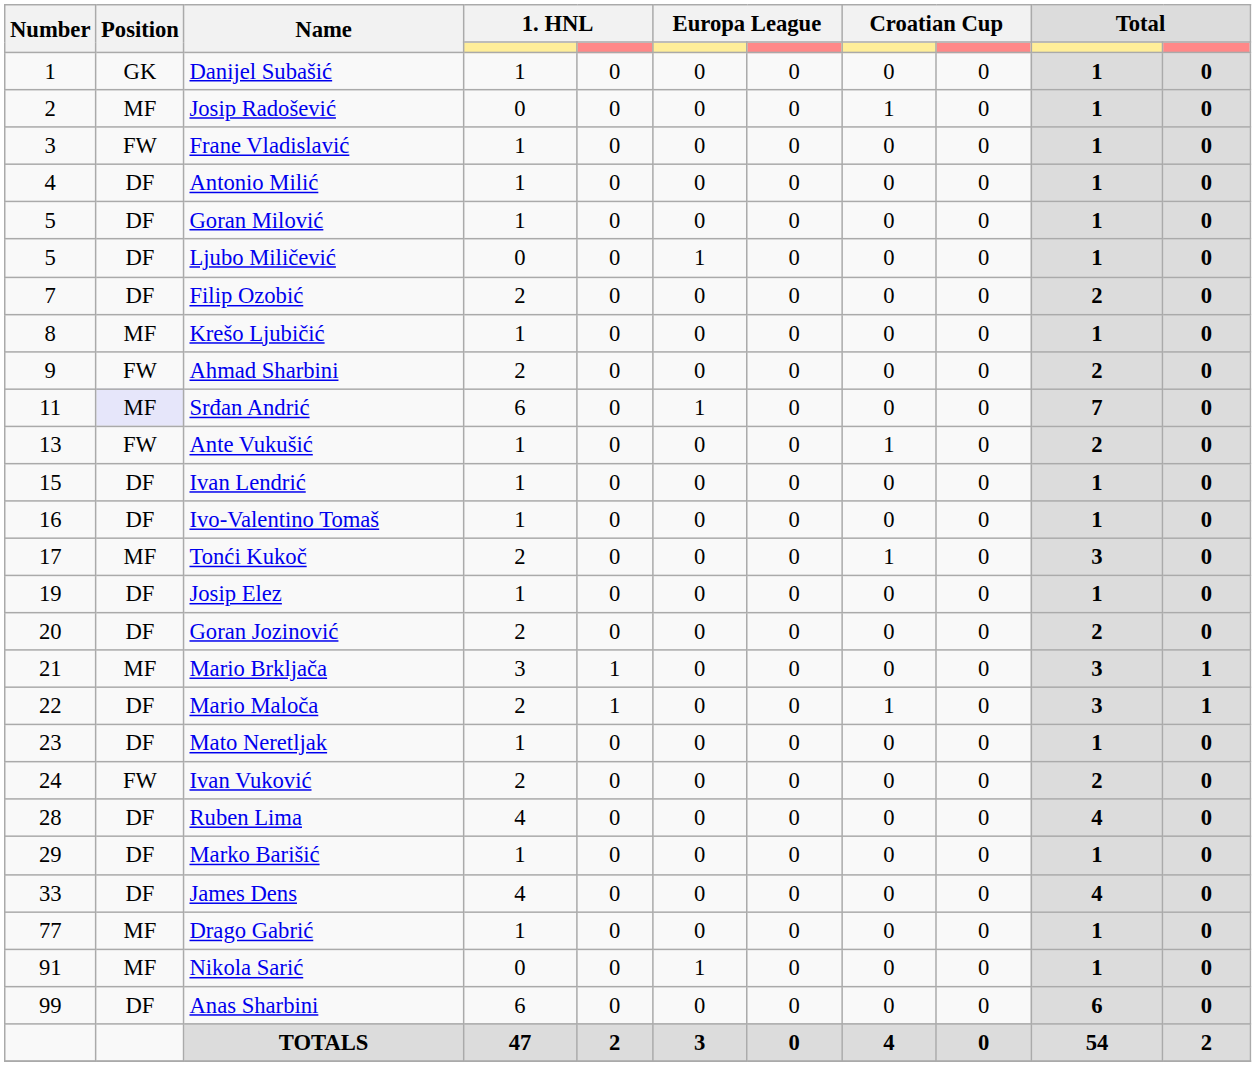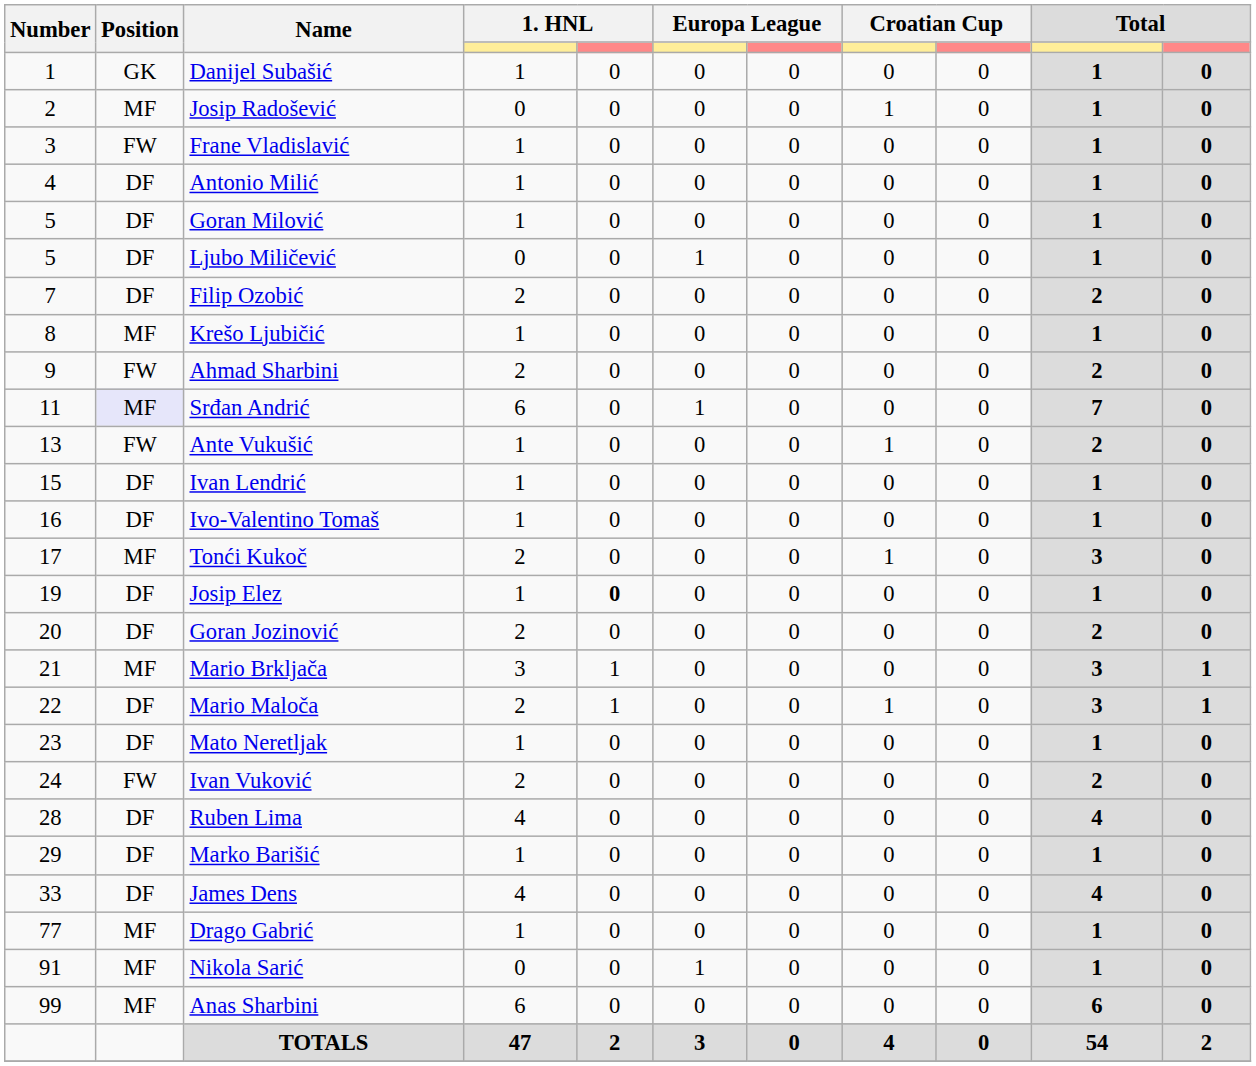(615, 594) normal -> (615, 594) bold
(140, 1004) DF -> (140, 1004) MF
